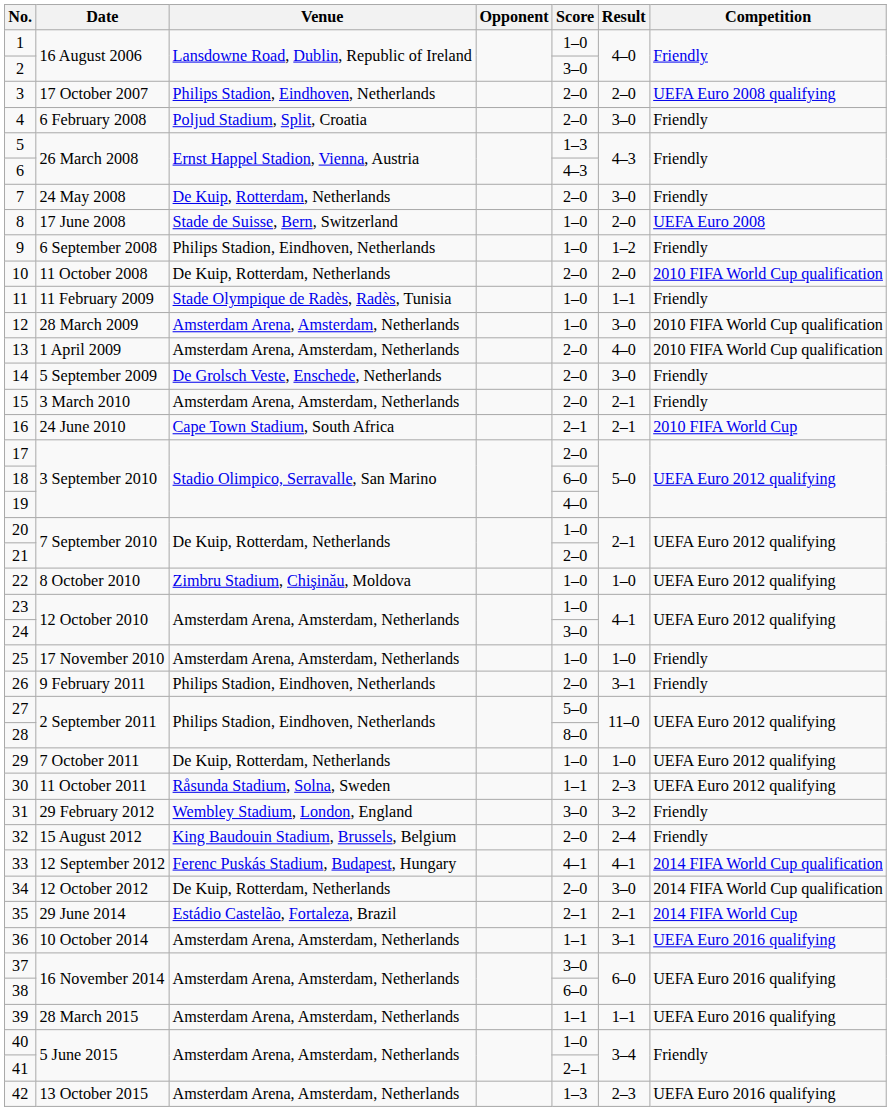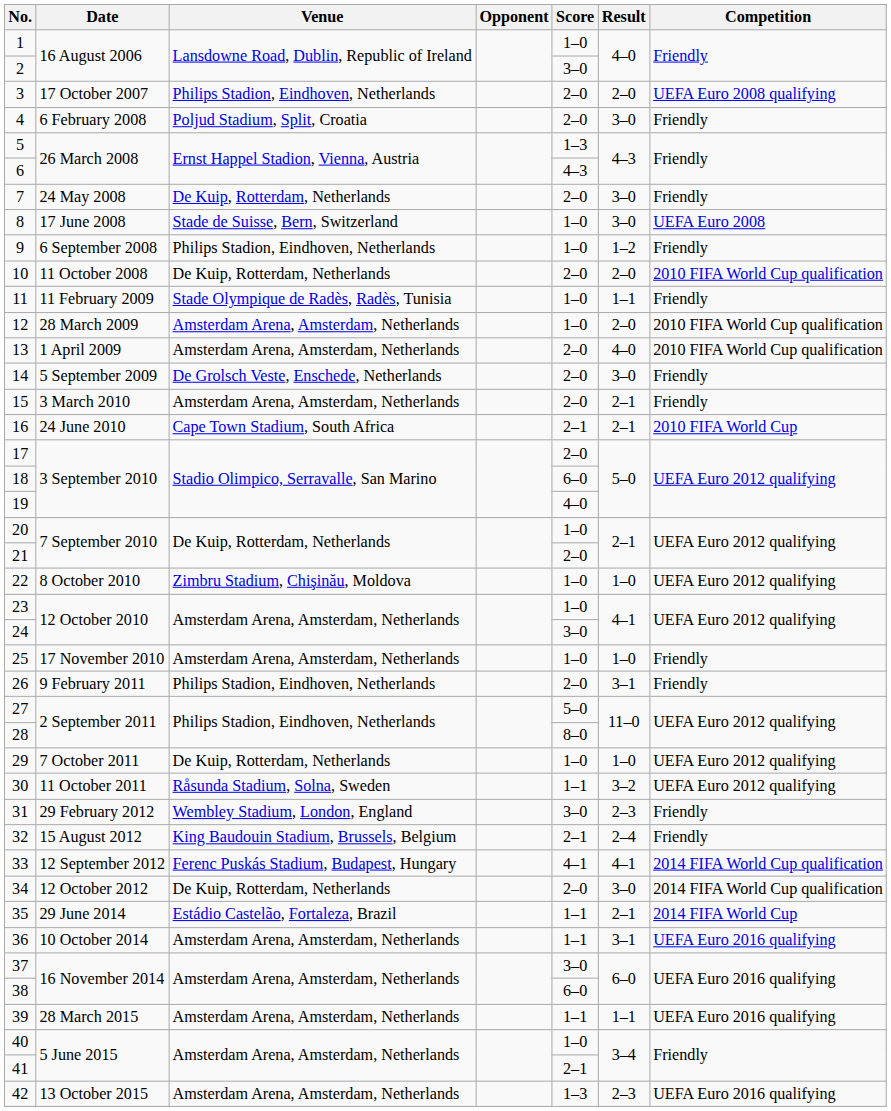(624, 222) 2–0 -> (624, 222) 3–0
(624, 324) 3–0 -> (624, 324) 2–0
(624, 786) 2–3 -> (624, 786) 3–2
(624, 811) 3–2 -> (624, 811) 2–3
(575, 837) 2–0 -> (575, 837) 2–1
(575, 914) 2–1 -> (575, 914) 1–1
